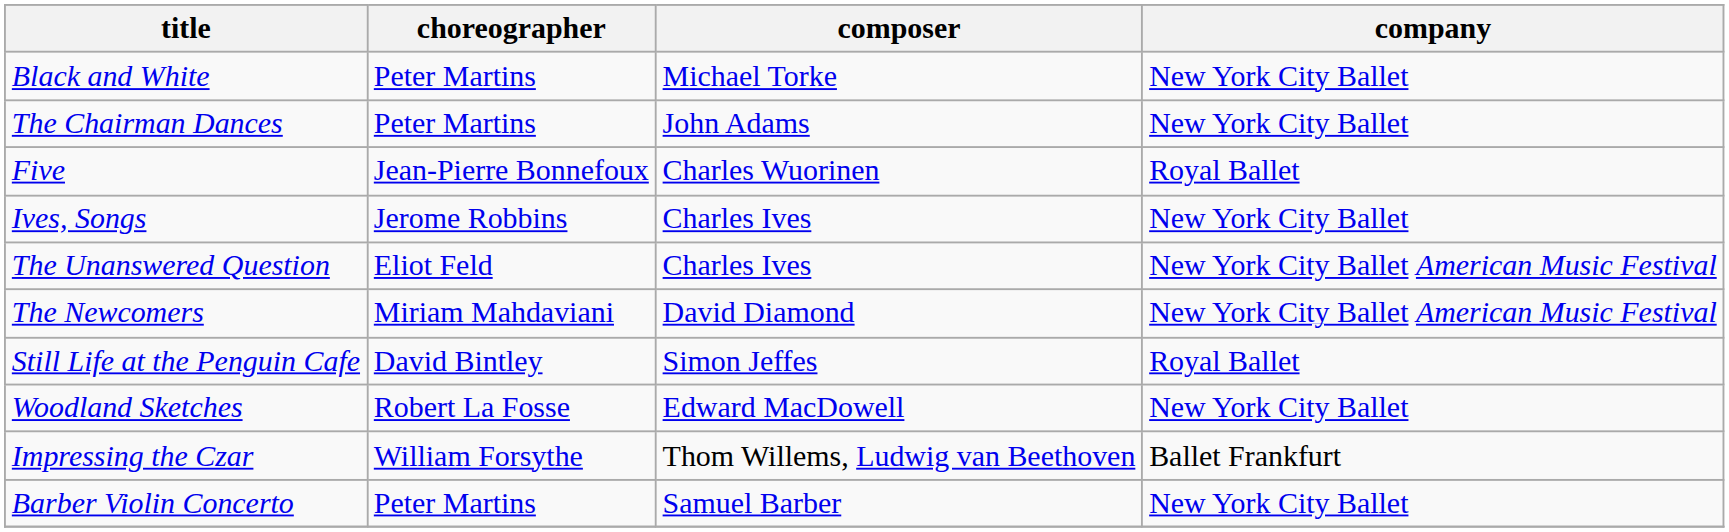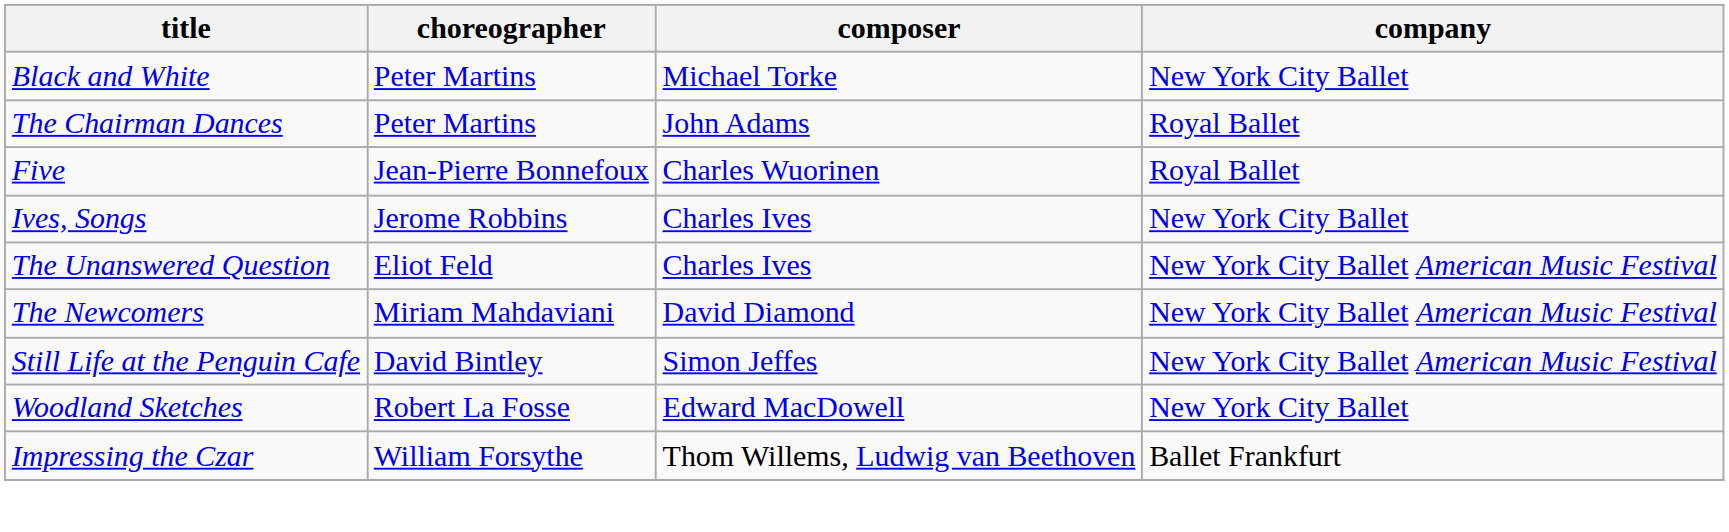(1279, 123) New York City Ballet -> (1224, 123) Royal Ballet
(1224, 360) Royal Ballet -> (1433, 360) New York City Ballet American Music Festival
- row: (153, 502)
